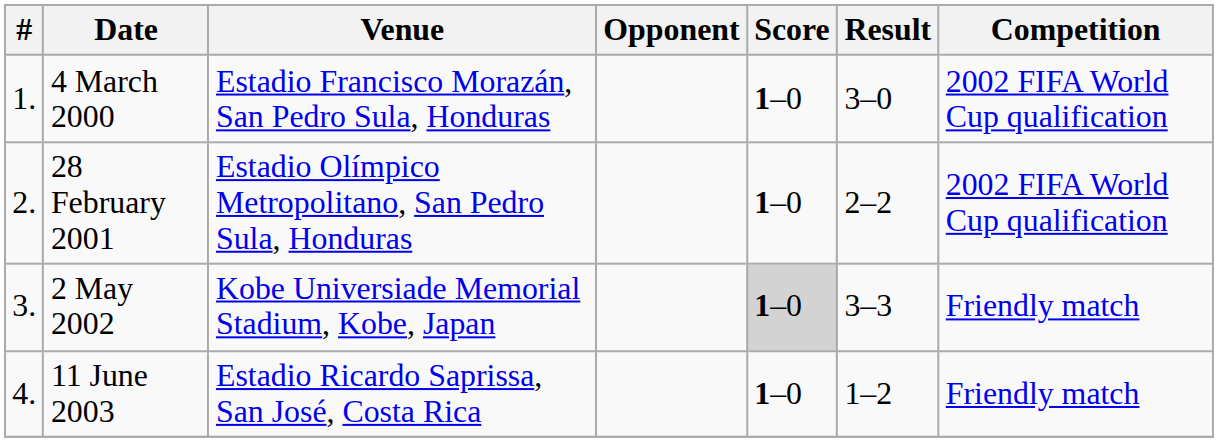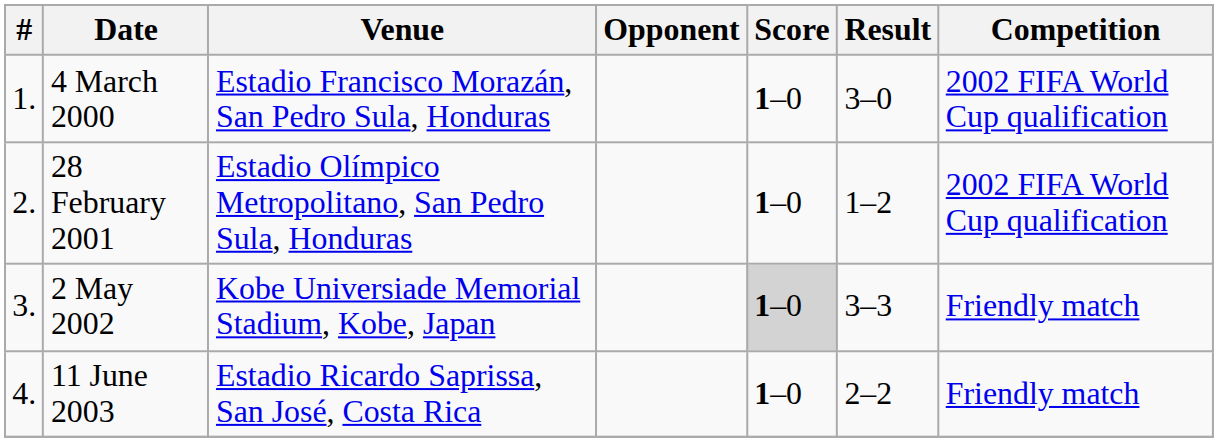(868, 202) 2–2 -> (868, 202) 1–2
(868, 392) 1–2 -> (868, 392) 2–2
